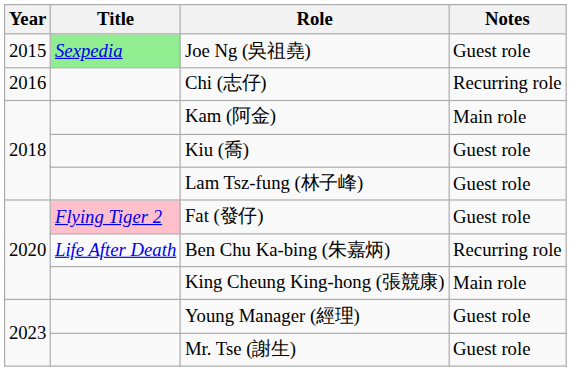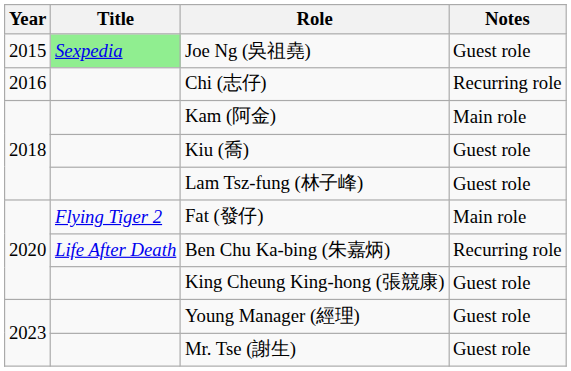(109, 216) pink background -> (109, 216) no background
(492, 216) Guest role -> (490, 216) Main role
(490, 283) Main role -> (492, 283) Guest role
